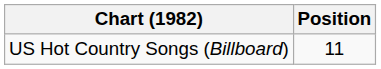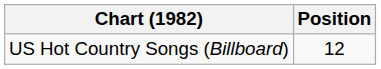(334, 49) 11 -> (334, 49) 12
